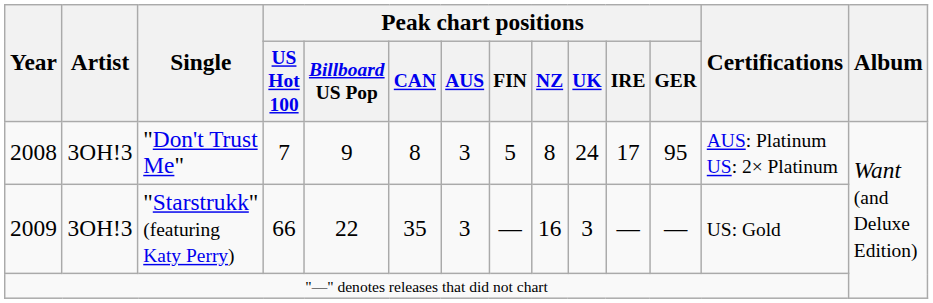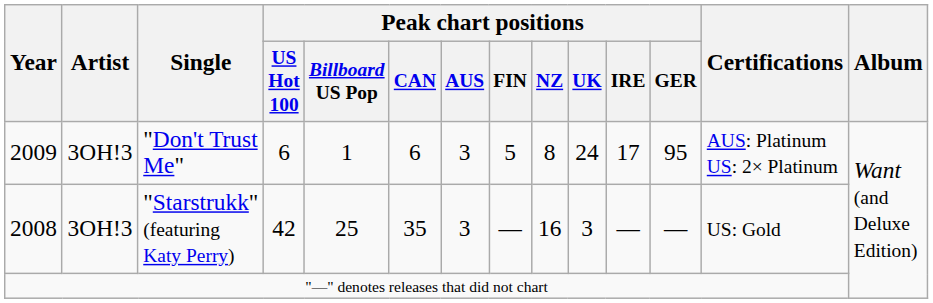(33, 152) 2008 -> (33, 152) 2009
(284, 152) 7 -> (284, 152) 6
(347, 152) 9 -> (347, 152) 1
(415, 152) 8 -> (415, 152) 6
(33, 228) 2009 -> (33, 228) 2008
(284, 228) 66 -> (284, 228) 42
(347, 228) 22 -> (347, 228) 25
